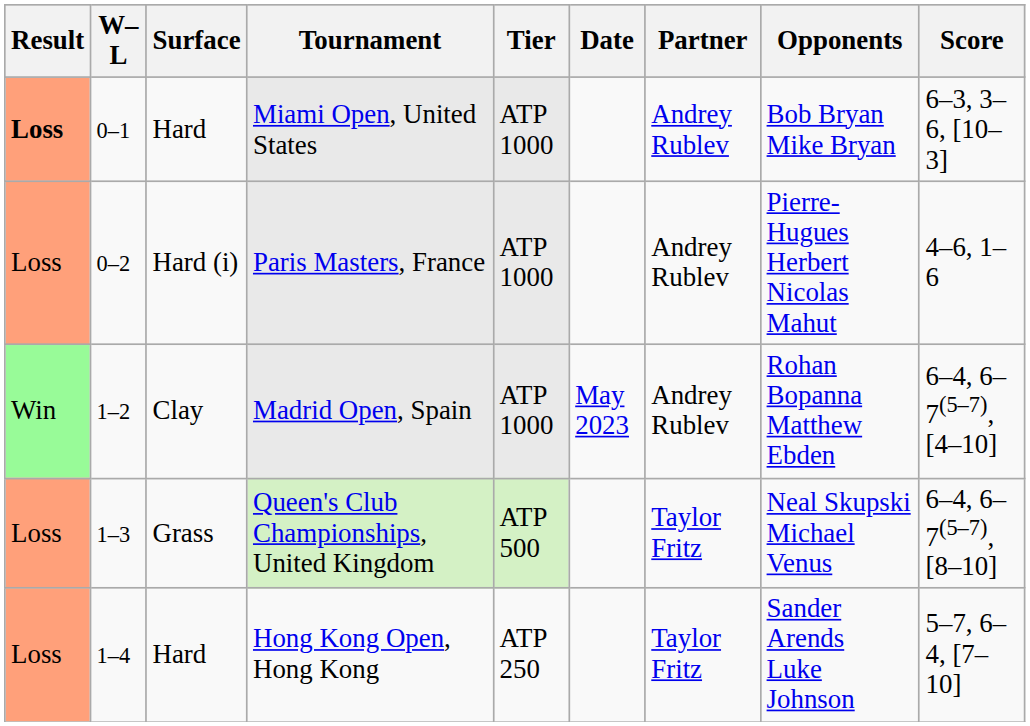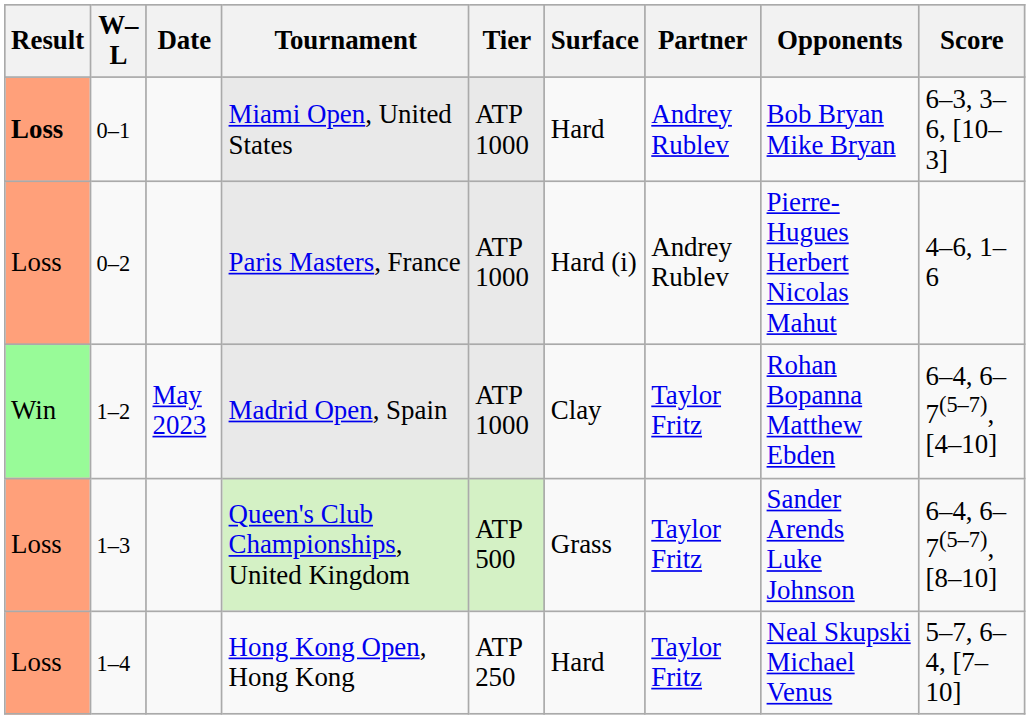columns swapped: (607, 40) <-> (197, 40)
(692, 410) Andrey Rublev -> (686, 410) Taylor Fritz
(839, 532) Neal Skupski Michael Venus -> (811, 544) Sander Arends Luke Johnson
(811, 654) Sander Arends Luke Johnson -> (839, 662) Neal Skupski Michael Venus
